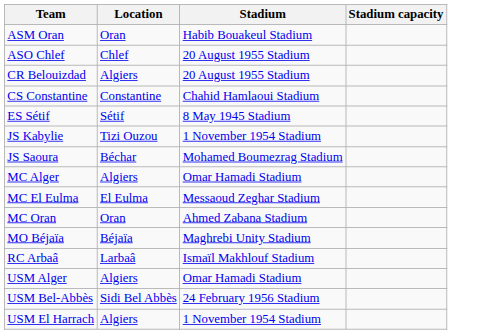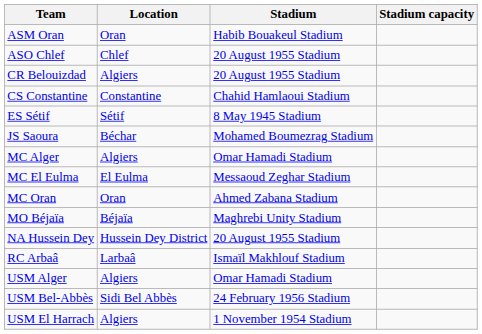- row: (35, 136)
+ row: (51, 237)
